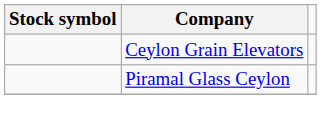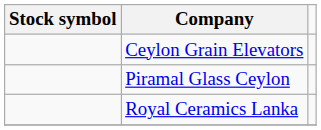+ row: (212, 109)
